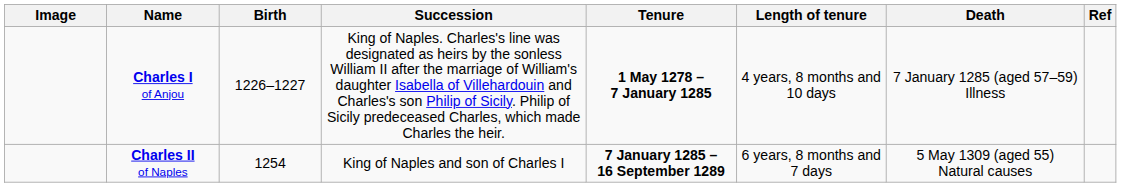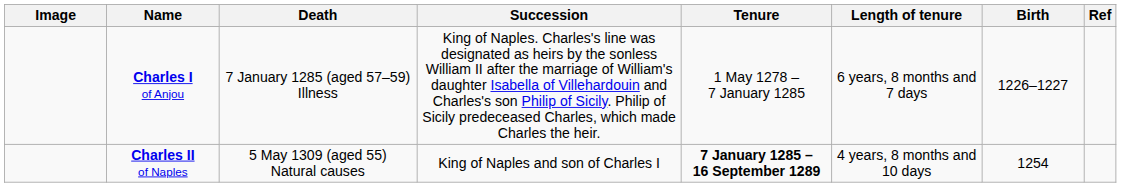columns swapped: (270, 15) <-> (985, 15)
(661, 85) bold -> (756, 85) normal
(811, 85) 4 years, 8 months and 10 days -> (907, 85) 6 years, 8 months and 7 days
(811, 163) 6 years, 8 months and 7 days -> (907, 163) 4 years, 8 months and 10 days
